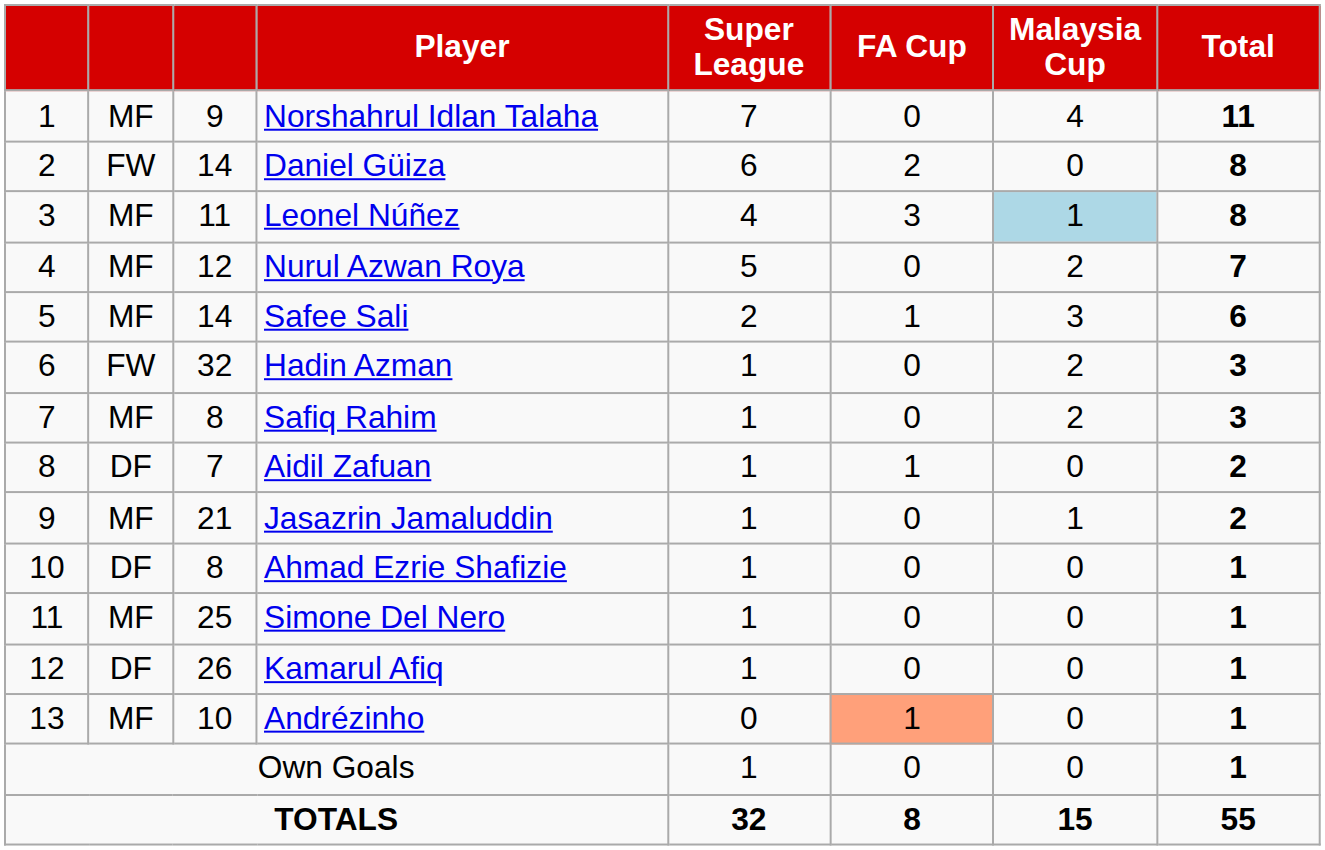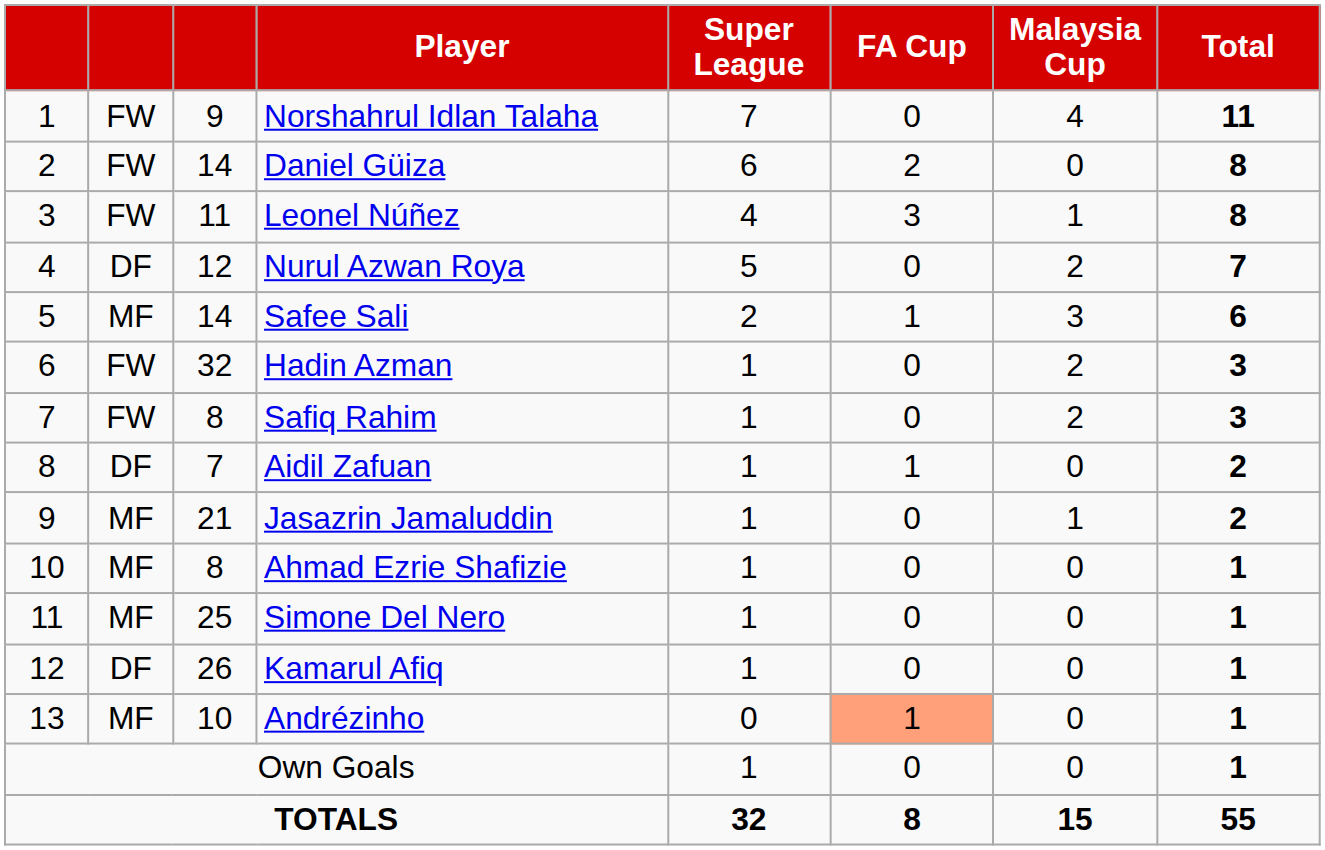(131, 115) MF -> (131, 115) FW
(131, 215) MF -> (131, 215) FW
(1075, 215) lightblue background -> (1075, 215) no background
(131, 266) MF -> (131, 266) DF
(131, 416) MF -> (131, 416) FW
(131, 567) DF -> (131, 567) MF
